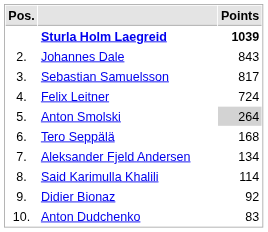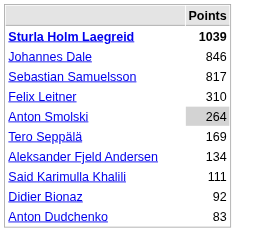- column: (22, 15)
(249, 56) 843 -> (216, 56) 846
(249, 96) 724 -> (216, 96) 310
(249, 136) 168 -> (216, 136) 169
(249, 176) 114 -> (217, 176) 111
